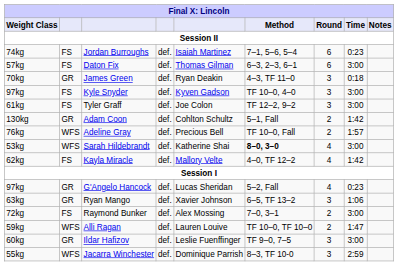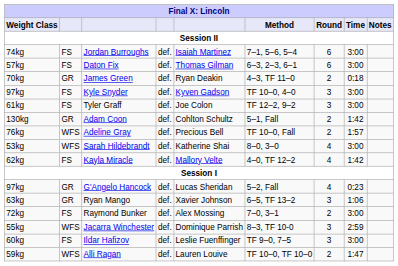(355, 51) 0:23 -> (355, 51) 3:00
(329, 78) 3 -> (329, 78) 2
(263, 146) bold -> (263, 146) normal
rows swapped: (119, 254) <-> (102, 227)
(68, 240) GR -> (67, 240) FS
